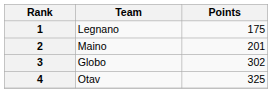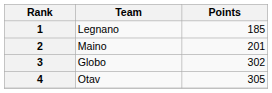(256, 29) 175 -> (256, 29) 185
(256, 79) 325 -> (256, 79) 305
